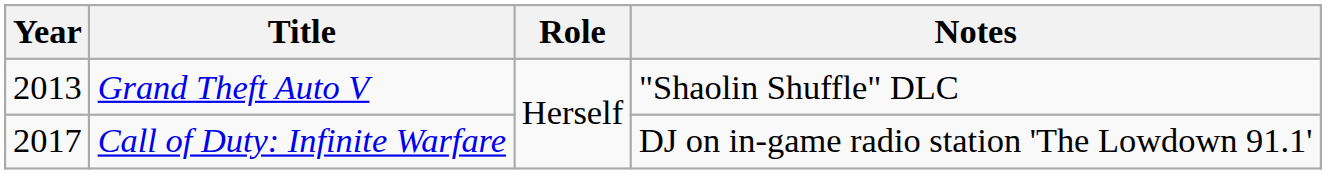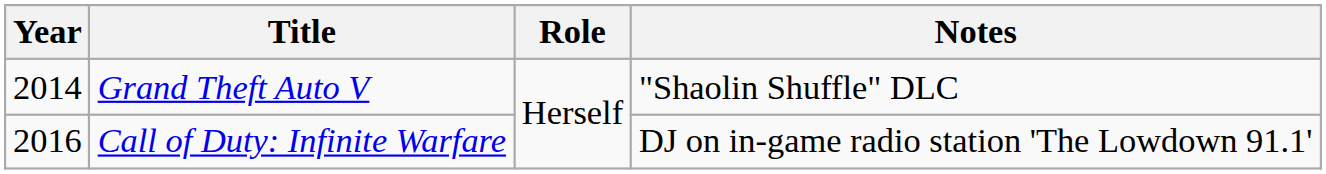(47, 86) 2013 -> (47, 86) 2014
(47, 140) 2017 -> (47, 140) 2016
